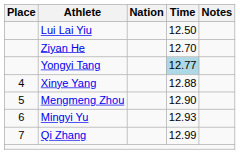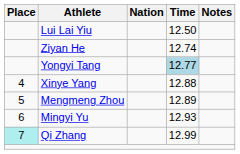(183, 48) 12.70 -> (183, 48) 12.74
(183, 100) 12.90 -> (183, 100) 12.89
(21, 135) no background -> (21, 135) paleturquoise background
